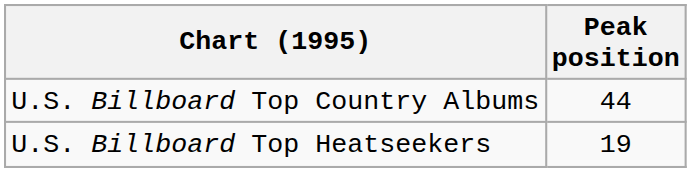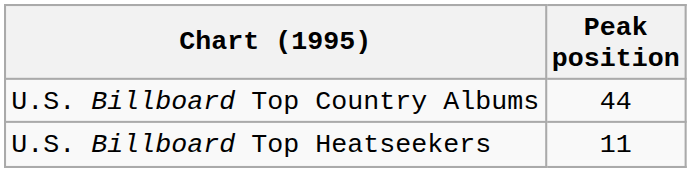(616, 144) 19 -> (616, 144) 11
